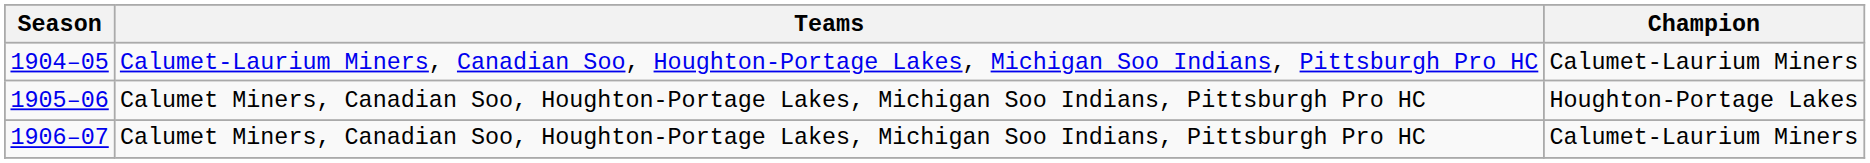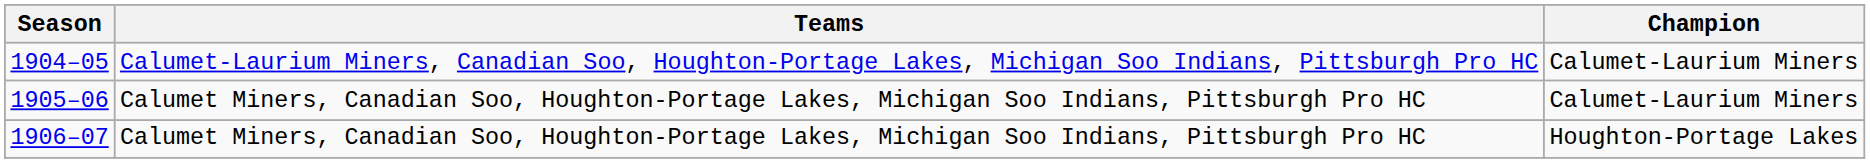(1704, 100) Houghton-Portage Lakes -> (1704, 100) Calumet-Laurium Miners
(1704, 138) Calumet-Laurium Miners -> (1704, 138) Houghton-Portage Lakes
